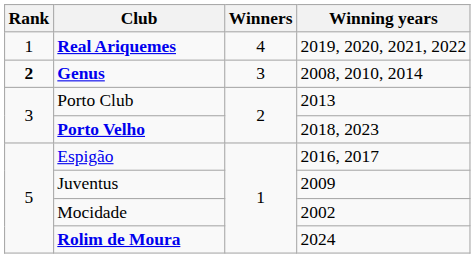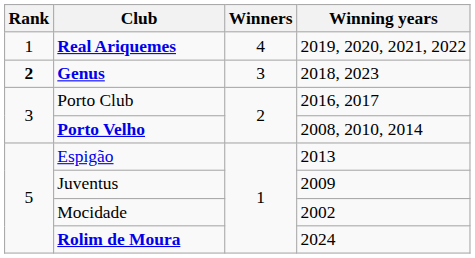(362, 73) 2008, 2010, 2014 -> (340, 73) 2018, 2023
(318, 101) 2013 -> (340, 101) 2016, 2017
(340, 128) 2018, 2023 -> (362, 128) 2008, 2010, 2014
(340, 156) 2016, 2017 -> (318, 156) 2013
